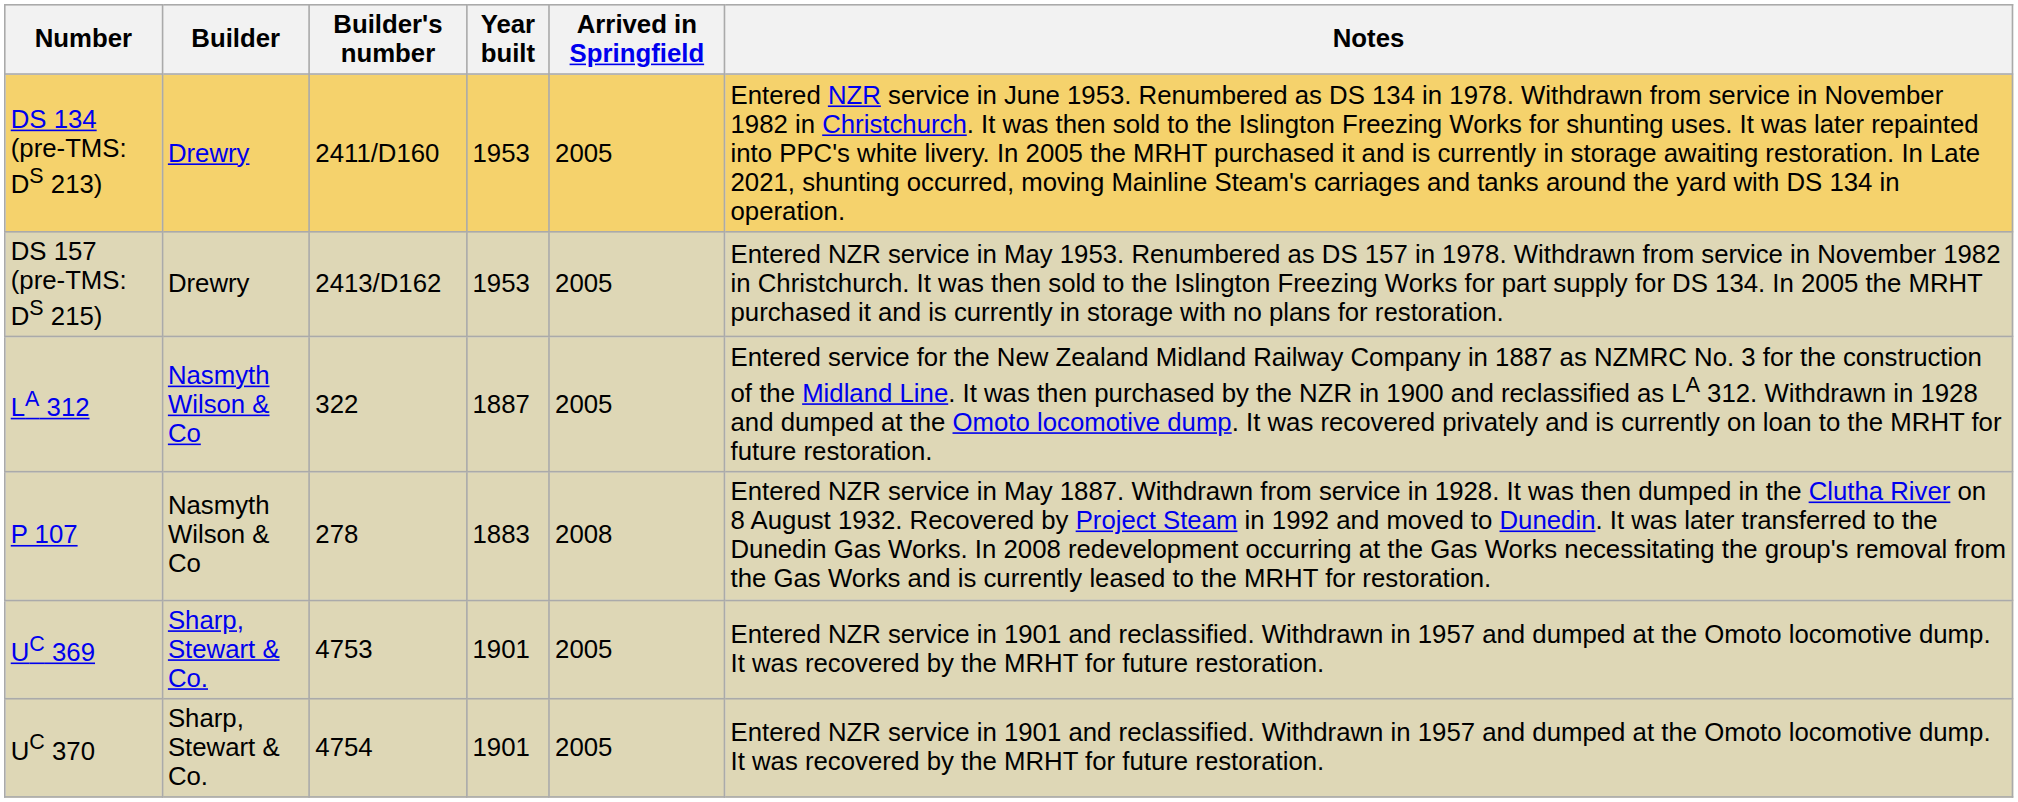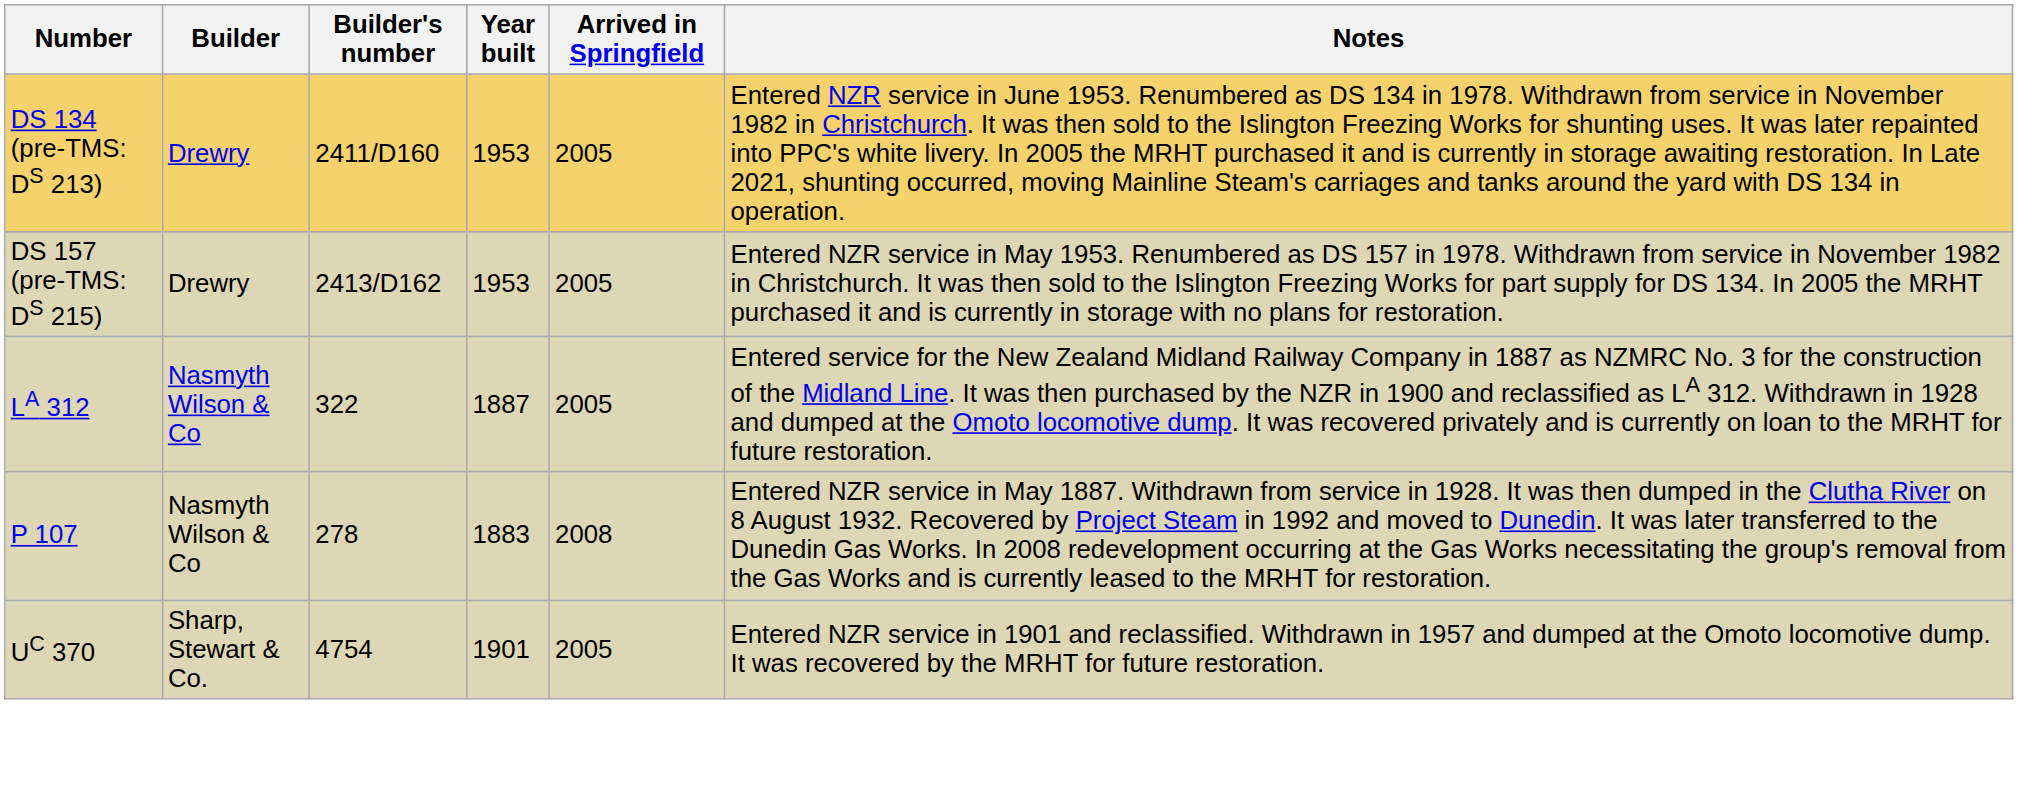- row: (53, 648)
